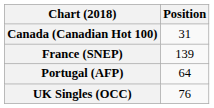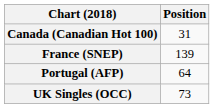(185, 93) 76 -> (185, 93) 73
